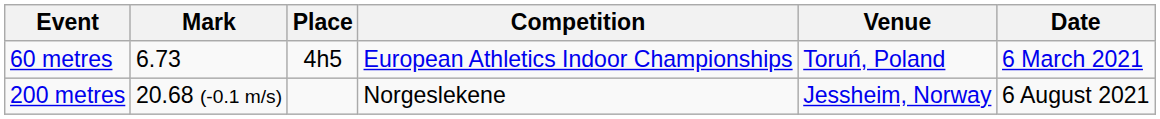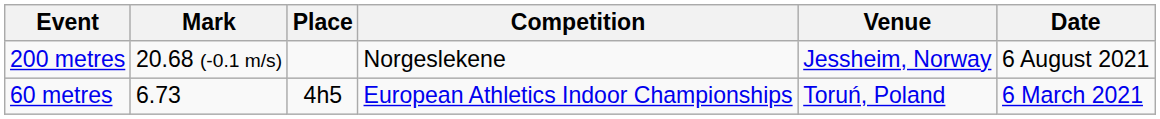rows swapped: (61, 59) <-> (68, 95)
